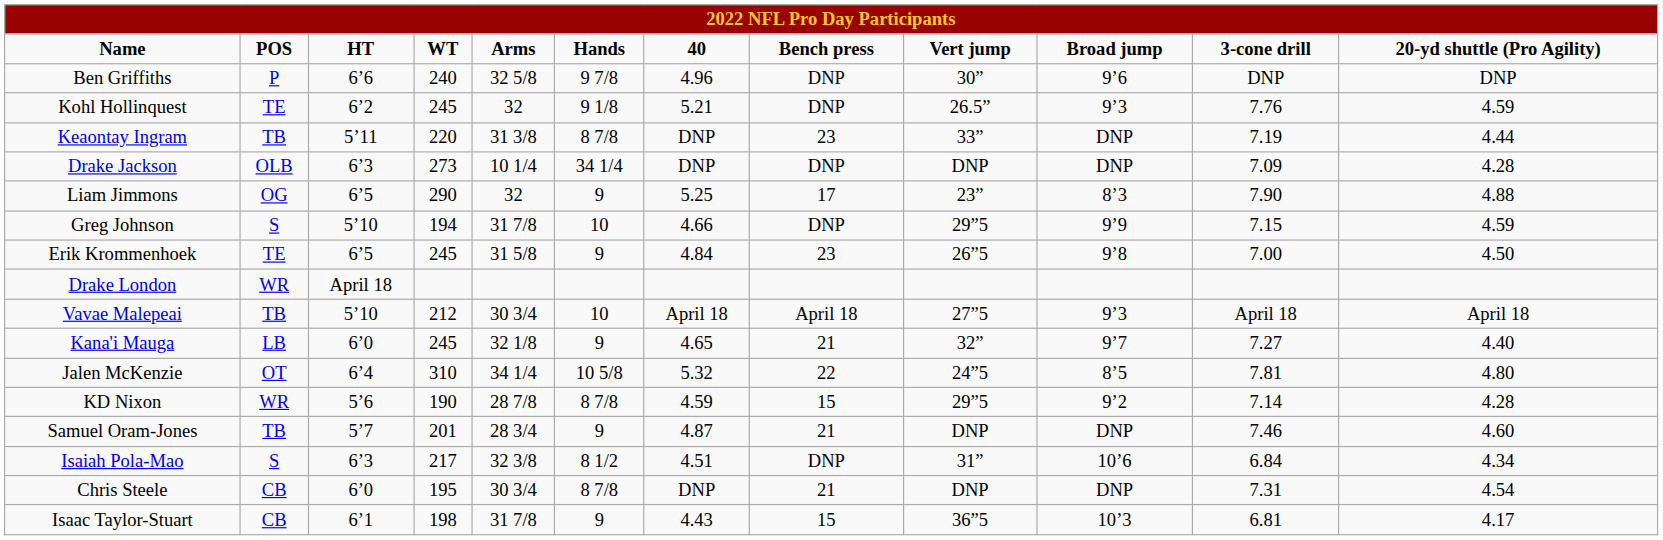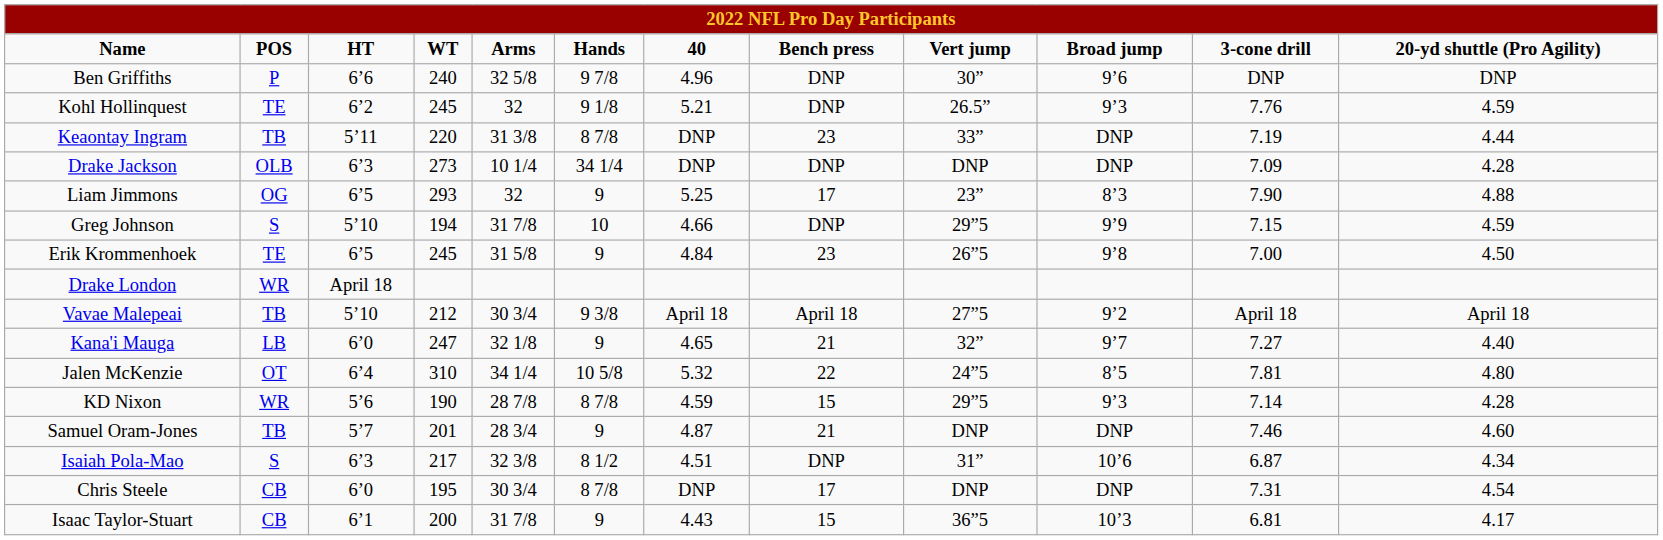(443, 195) 290 -> (443, 195) 293
(599, 313) 10 -> (599, 313) 9 3/8
(1115, 313) 9’3 -> (1115, 313) 9’2
(443, 343) 245 -> (443, 343) 247
(1115, 401) 9’2 -> (1115, 401) 9’3
(1266, 460) 6.84 -> (1266, 460) 6.87
(826, 490) 21 -> (826, 490) 17
(443, 519) 198 -> (443, 519) 200
